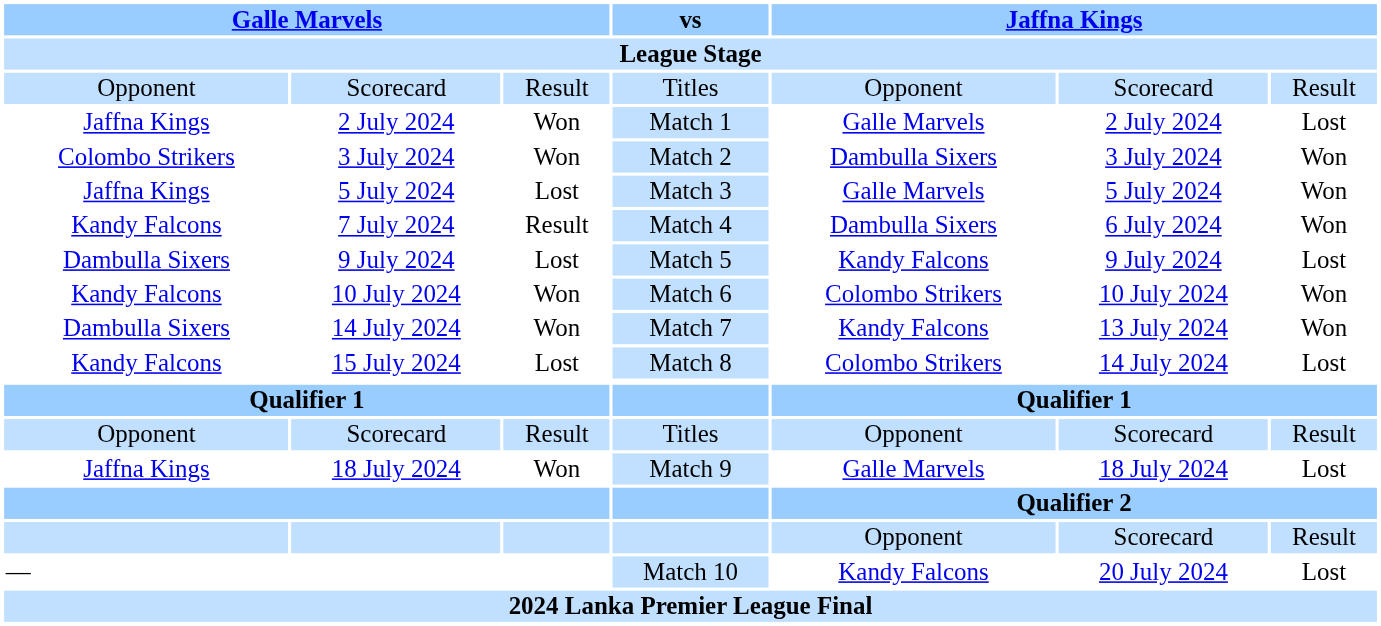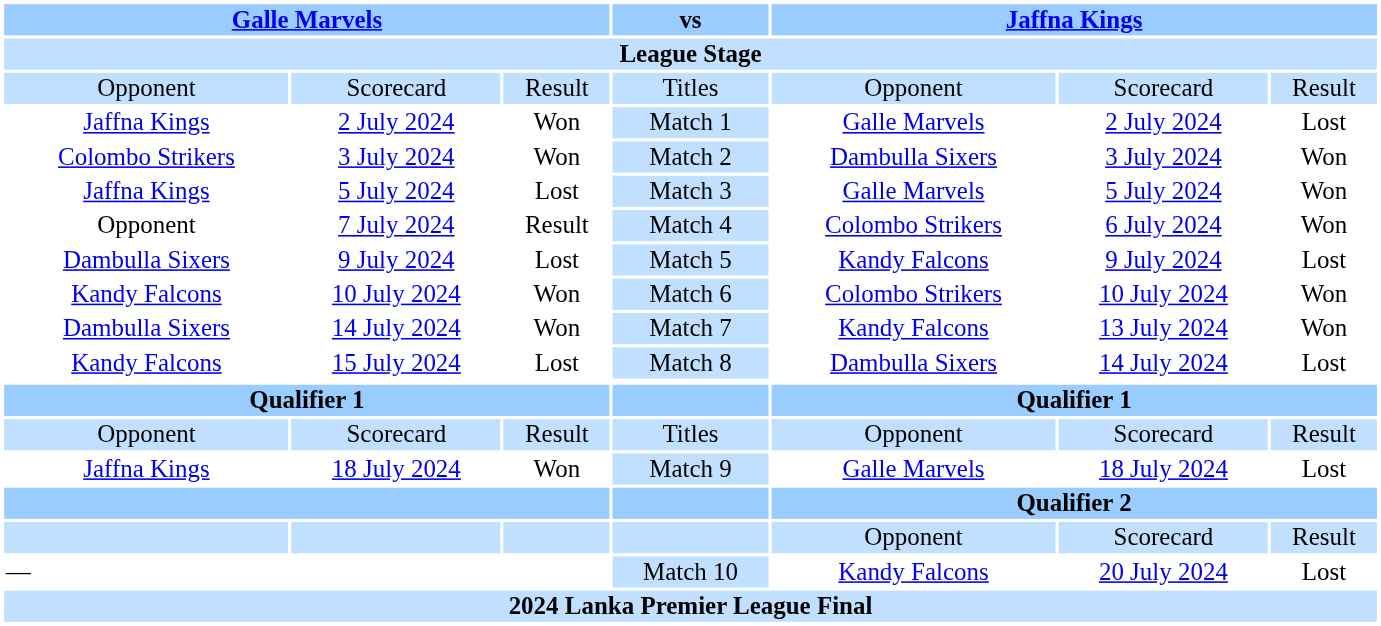(146, 225) Kandy Falcons -> (146, 225) Opponent
(914, 225) Dambulla Sixers -> (914, 225) Colombo Strikers
(914, 362) Colombo Strikers -> (914, 362) Dambulla Sixers
